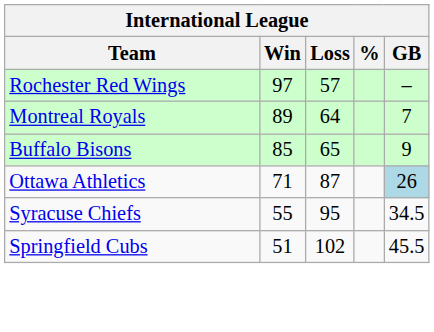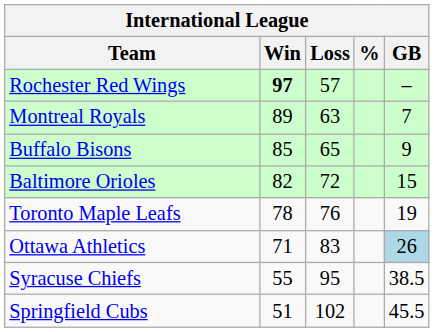(282, 85) normal -> (282, 85) bold
(330, 117) 64 -> (330, 117) 63
+ row: (82, 181)
+ row: (95, 213)
(330, 181) 87 -> (330, 246) 83
(407, 213) 34.5 -> (407, 278) 38.5
